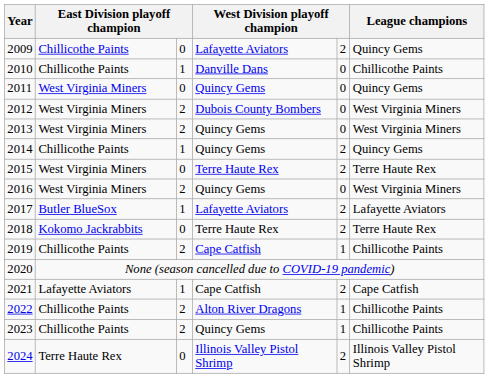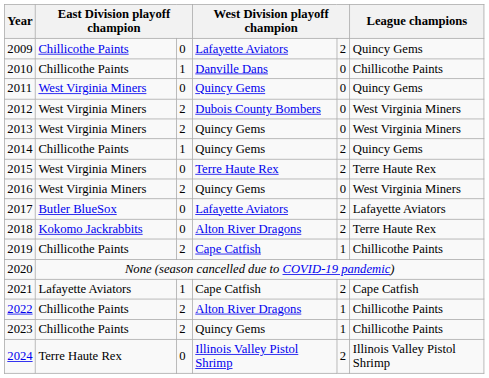(182, 209) 1 -> (182, 209) 0
(237, 229) Terre Haute Rex -> (248, 229) Alton River Dragons
